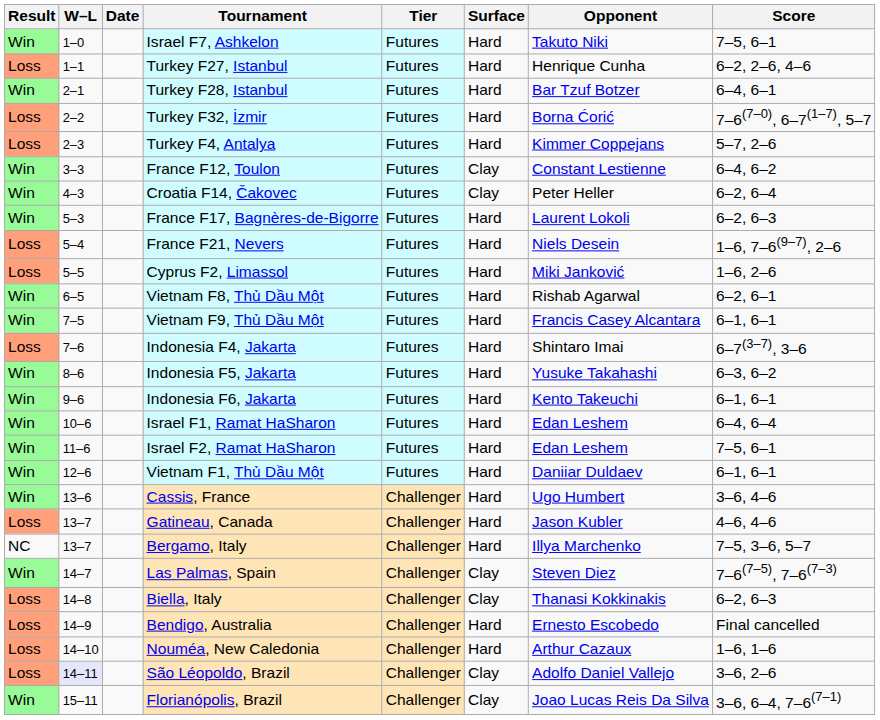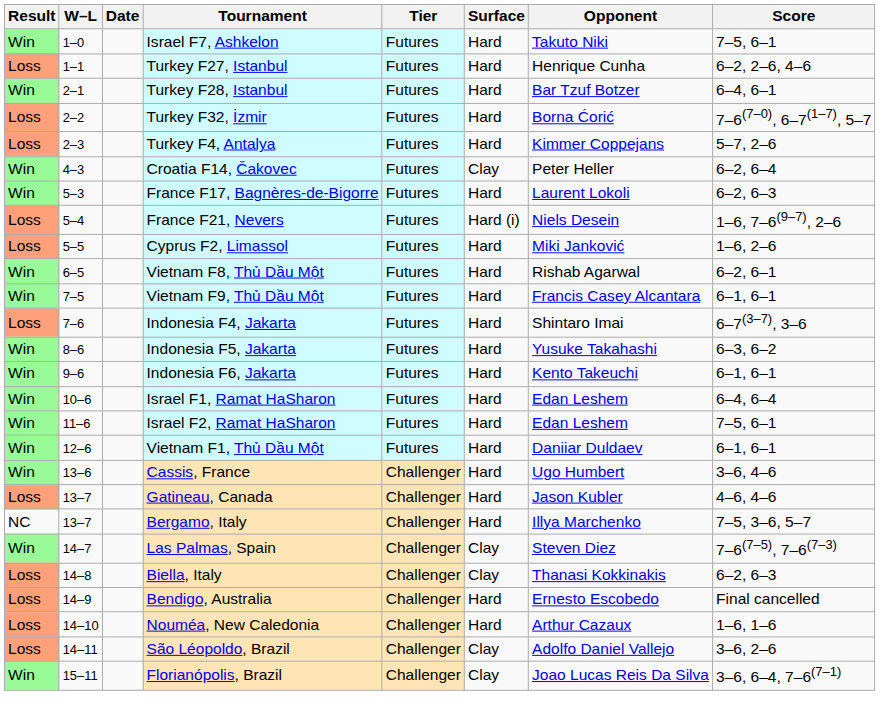- row: (213, 168)
(485, 244) Hard -> (494, 220) Hard (i)
(80, 674) lavender background -> (80, 649) no background
